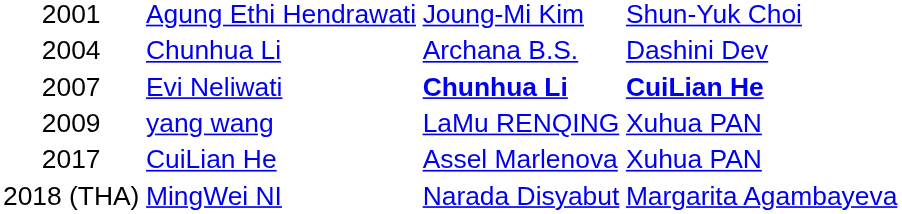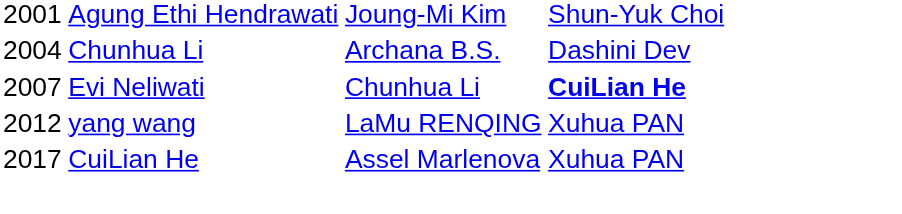(495, 87) bold -> (412, 87) normal
(71, 123) 2009 -> (32, 123) 2012
- row: (214, 195)
